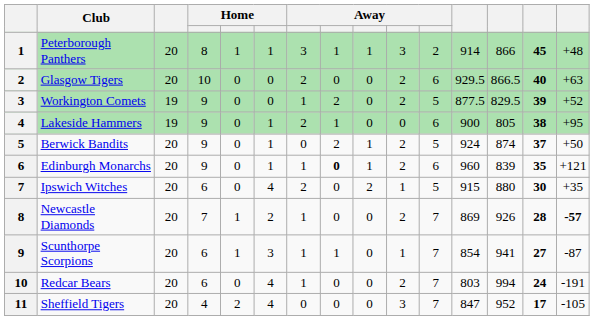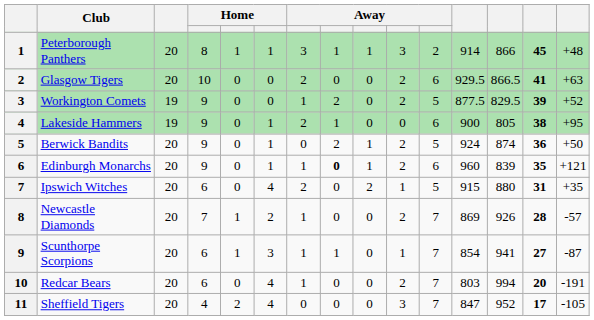(540, 79) 40 -> (540, 79) 41
(540, 144) 37 -> (540, 144) 36
(540, 187) 30 -> (540, 187) 31
(573, 216) bold -> (573, 216) normal
(540, 282) 24 -> (540, 282) 20
